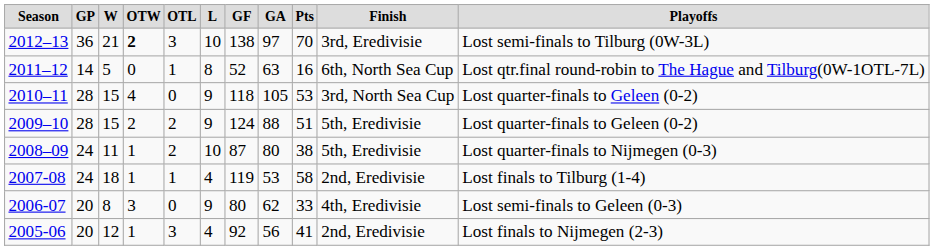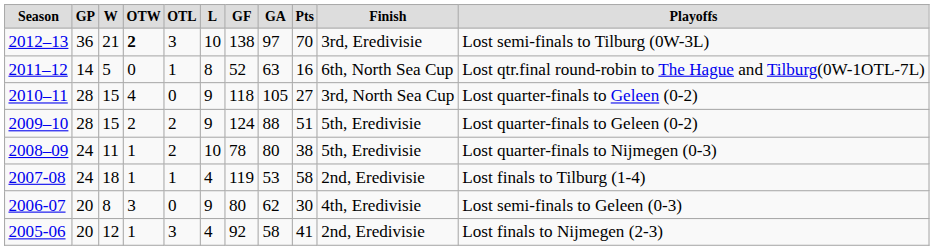(305, 96) 53 -> (305, 96) 27
(237, 150) 87 -> (237, 150) 78
(305, 204) 33 -> (305, 204) 30
(271, 231) 56 -> (271, 231) 58
